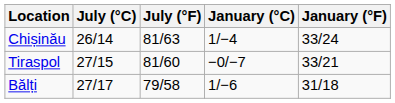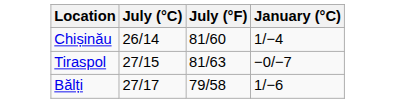- column: (344, 16)
(161, 39) 81/63 -> (208, 39) 81/60
(161, 62) 81/60 -> (208, 62) 81/63
